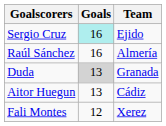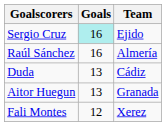(96, 72) lightgrey background -> (96, 72) no background
(138, 72) Granada -> (131, 72) Cádiz
(131, 92) Cádiz -> (138, 92) Granada
